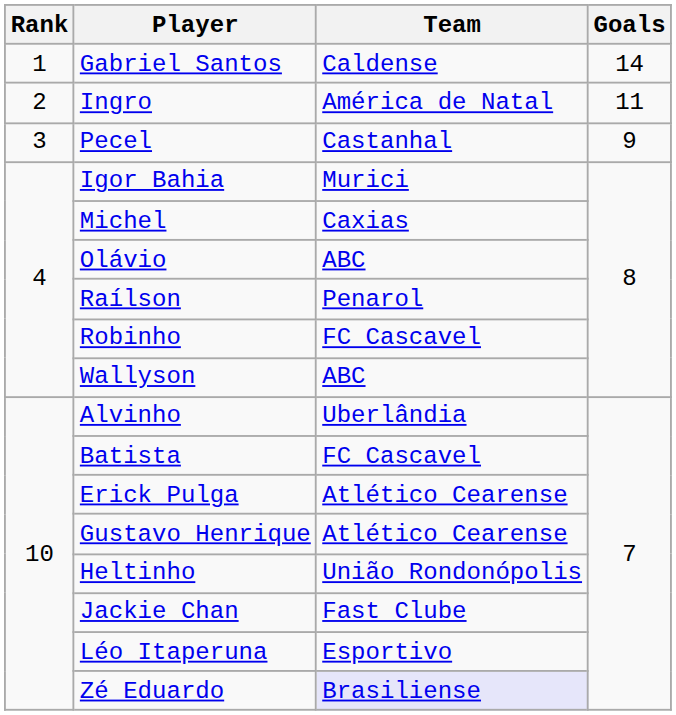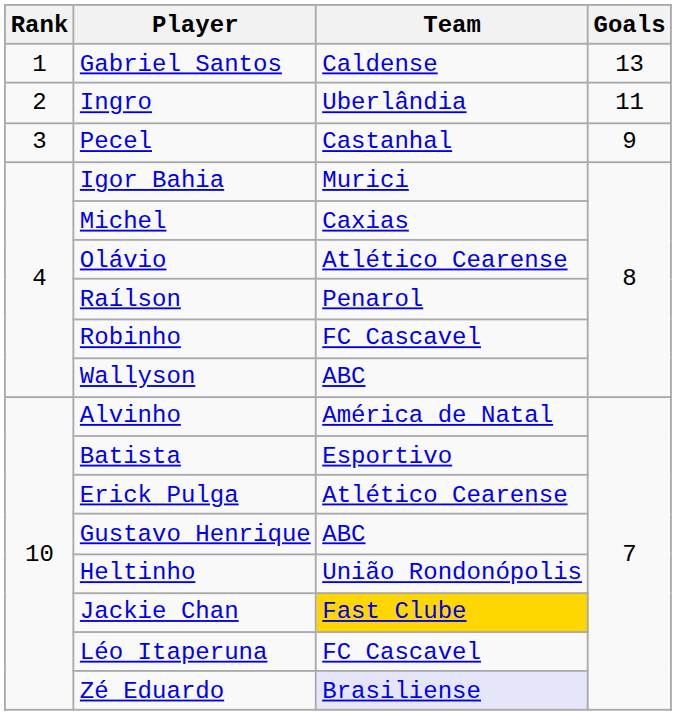(630, 64) 14 -> (630, 64) 13
(438, 103) América de Natal -> (394, 103) Uberlândia
(344, 260) ABC -> (445, 260) Atlético Cearense
(394, 416) Uberlândia -> (438, 416) América de Natal
(402, 456) FC Cascavel -> (387, 456) Esportivo
(445, 534) Atlético Cearense -> (344, 534) ABC
(394, 612) no background -> (394, 612) gold background
(387, 652) Esportivo -> (402, 652) FC Cascavel
